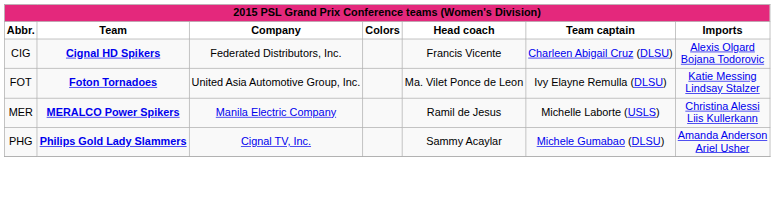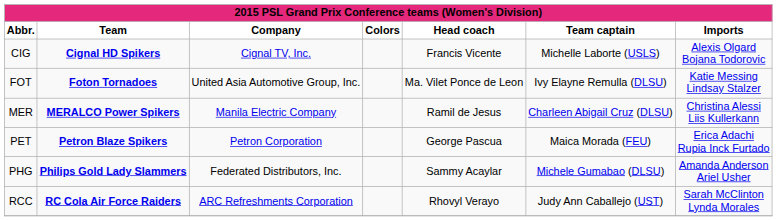(276, 53) Federated Distributors, Inc. -> (276, 53) Cignal TV, Inc.
(600, 53) Charleen Abigail Cruz (DLSU) -> (600, 53) Michelle Laborte (USLS)
(600, 112) Michelle Laborte (USLS) -> (600, 112) Charleen Abigail Cruz (DLSU)
+ row: (21, 142)
(276, 142) Cignal TV, Inc. -> (276, 171) Federated Distributors, Inc.
+ row: (21, 201)
